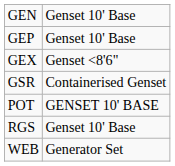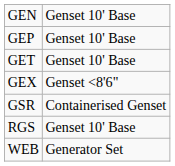+ row: (21, 60)
- row: (21, 104)
